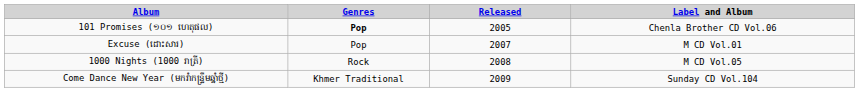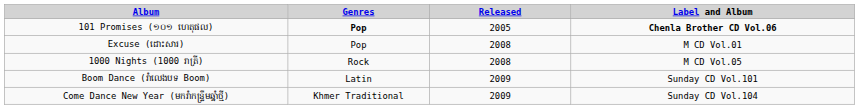(713, 27) normal -> (713, 27) bold
(500, 44) 2007 -> (500, 44) 2008
+ row: (146, 78)
